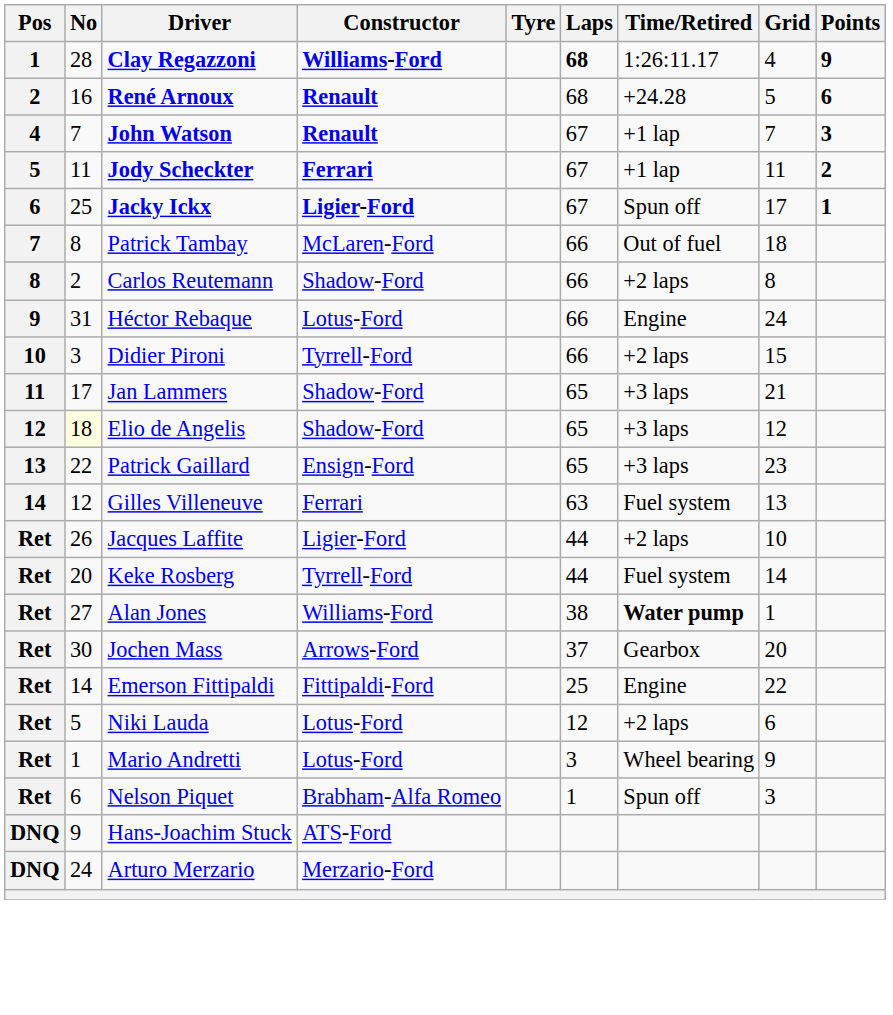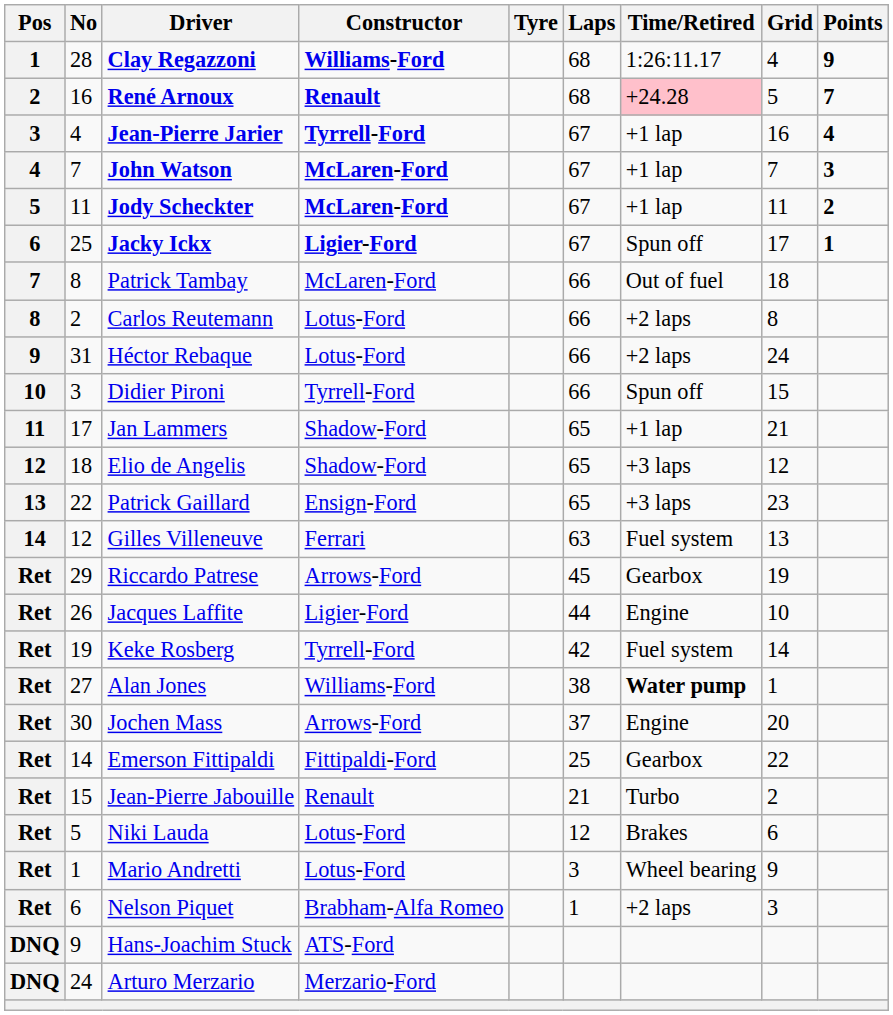(577, 59) bold -> (579, 59) normal
(655, 96) no background -> (657, 96) pink background
(826, 96) 6 -> (829, 96) 7
+ row: (195, 133)
(340, 133) Renault -> (376, 170) McLaren-Ford
(337, 170) Ferrari -> (376, 207) McLaren-Ford
(363, 281) Shadow-Ford -> (355, 317) Lotus-Ford
(655, 317) Engine -> (658, 354) +2 laps
(656, 354) +2 laps -> (664, 391) Spun off
(656, 391) +3 laps -> (654, 428) +1 lap
(81, 428) lightyellow background -> (81, 465) no background
+ row: (183, 575)
(656, 538) +2 laps -> (657, 612) Engine
(81, 575) 20 -> (81, 649) 19
(577, 575) 44 -> (579, 649) 42
(662, 649) Gearbox -> (657, 723) Engine
(655, 686) Engine -> (664, 759) Gearbox
+ row: (201, 796)
(656, 723) +2 laps -> (657, 833) Brakes
(662, 796) Spun off -> (658, 907) +2 laps
